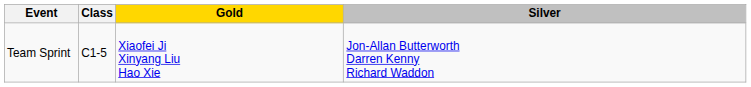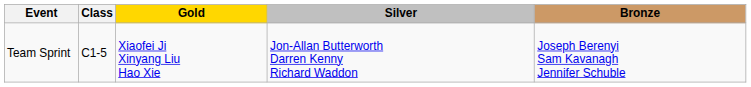+ column: (640, 13)
